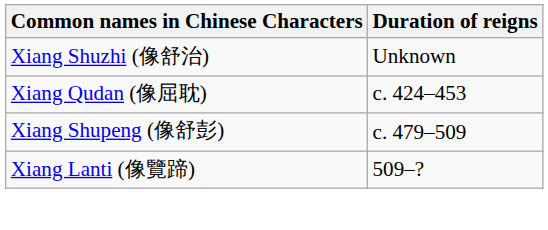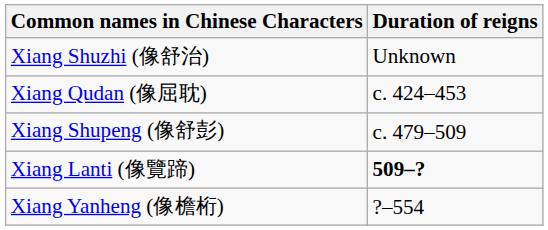(398, 169) normal -> (399, 169) bold
+ row: (117, 205)
